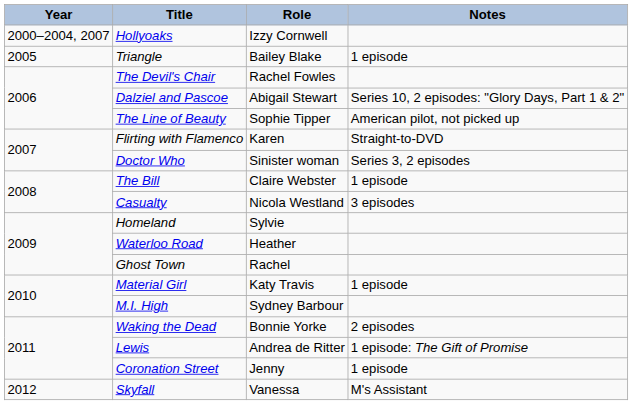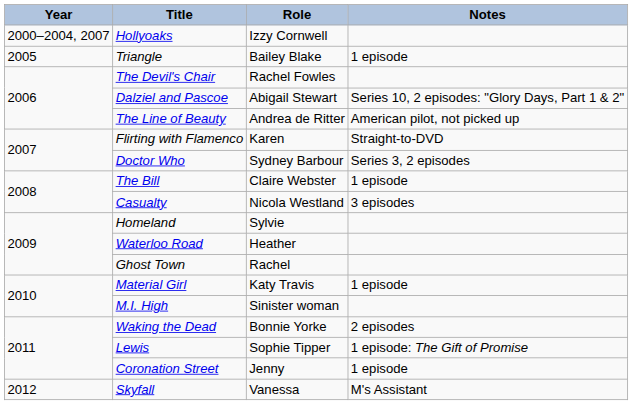(290, 118) Sophie Tipper -> (297, 118) Andrea de Ritter
(294, 160) Sinister woman -> (296, 160) Sydney Barbour
(296, 306) Sydney Barbour -> (294, 306) Sinister woman
(297, 347) Andrea de Ritter -> (290, 347) Sophie Tipper
